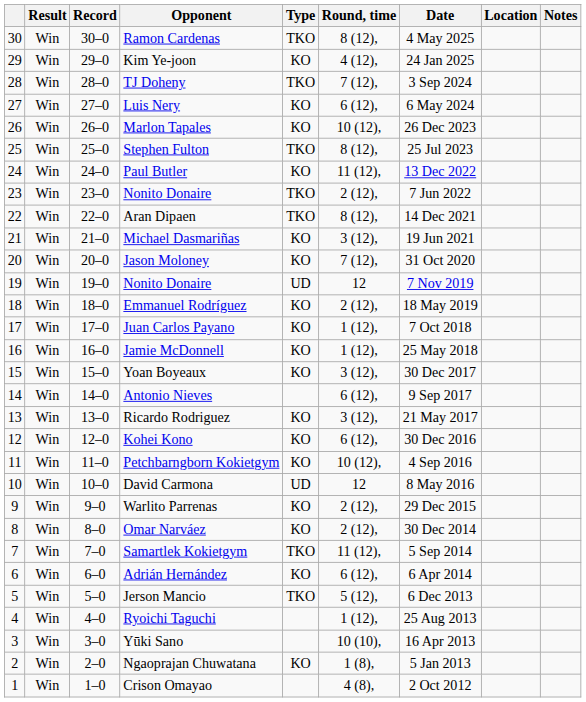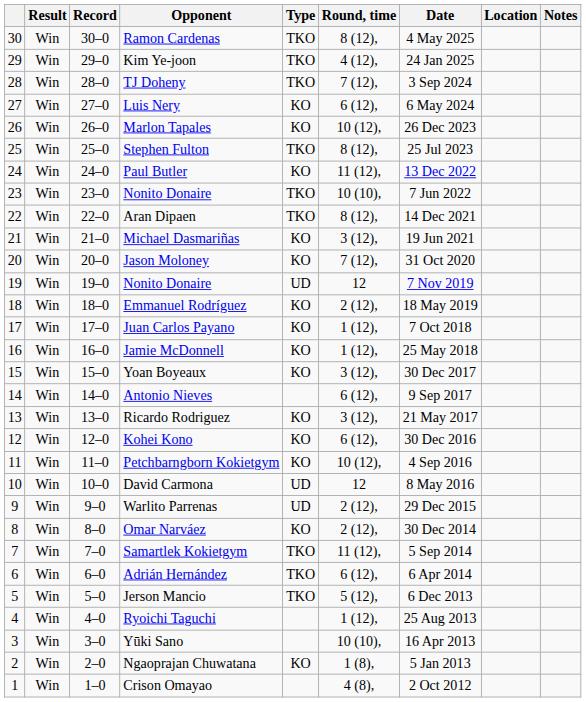(301, 60) KO -> (301, 60) TKO
(359, 194) 2 (12), -> (359, 194) 10 (10),
(301, 506) KO -> (301, 506) UD
(301, 573) KO -> (301, 573) TKO
